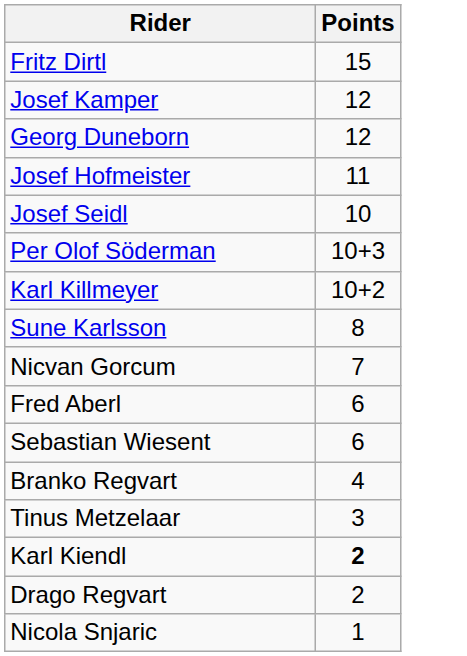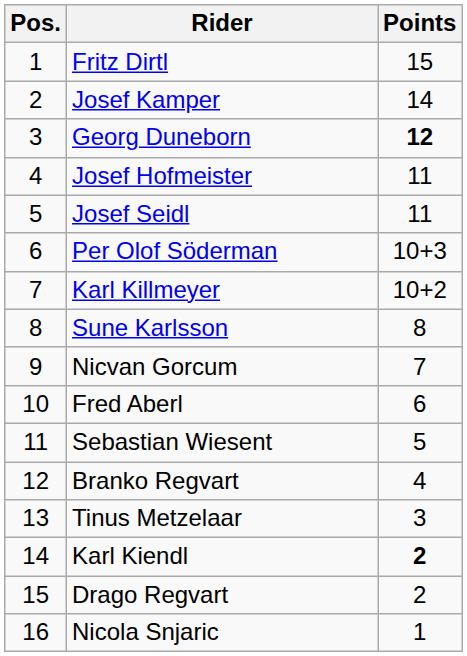+ column: (36, 23)
(358, 99) 12 -> (420, 99) 14
(358, 137) normal -> (420, 137) bold
(358, 213) 10 -> (420, 213) 11
(358, 442) 6 -> (420, 442) 5
